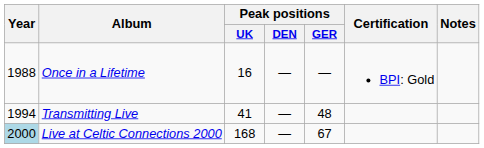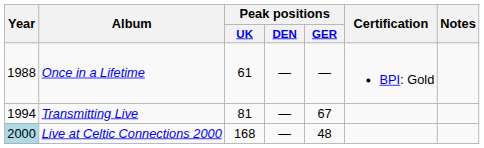(245, 73) 16 -> (245, 73) 61
(245, 113) 41 -> (245, 113) 81
(325, 113) 48 -> (325, 113) 67
(325, 133) 67 -> (325, 133) 48
